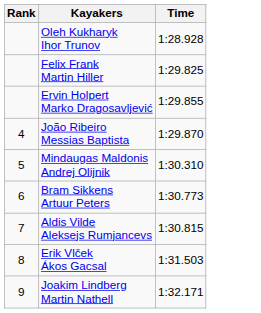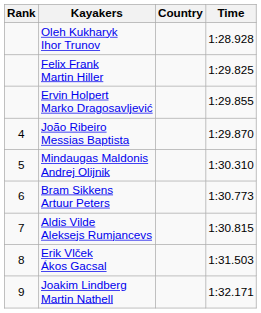+ column: (180, 13)
